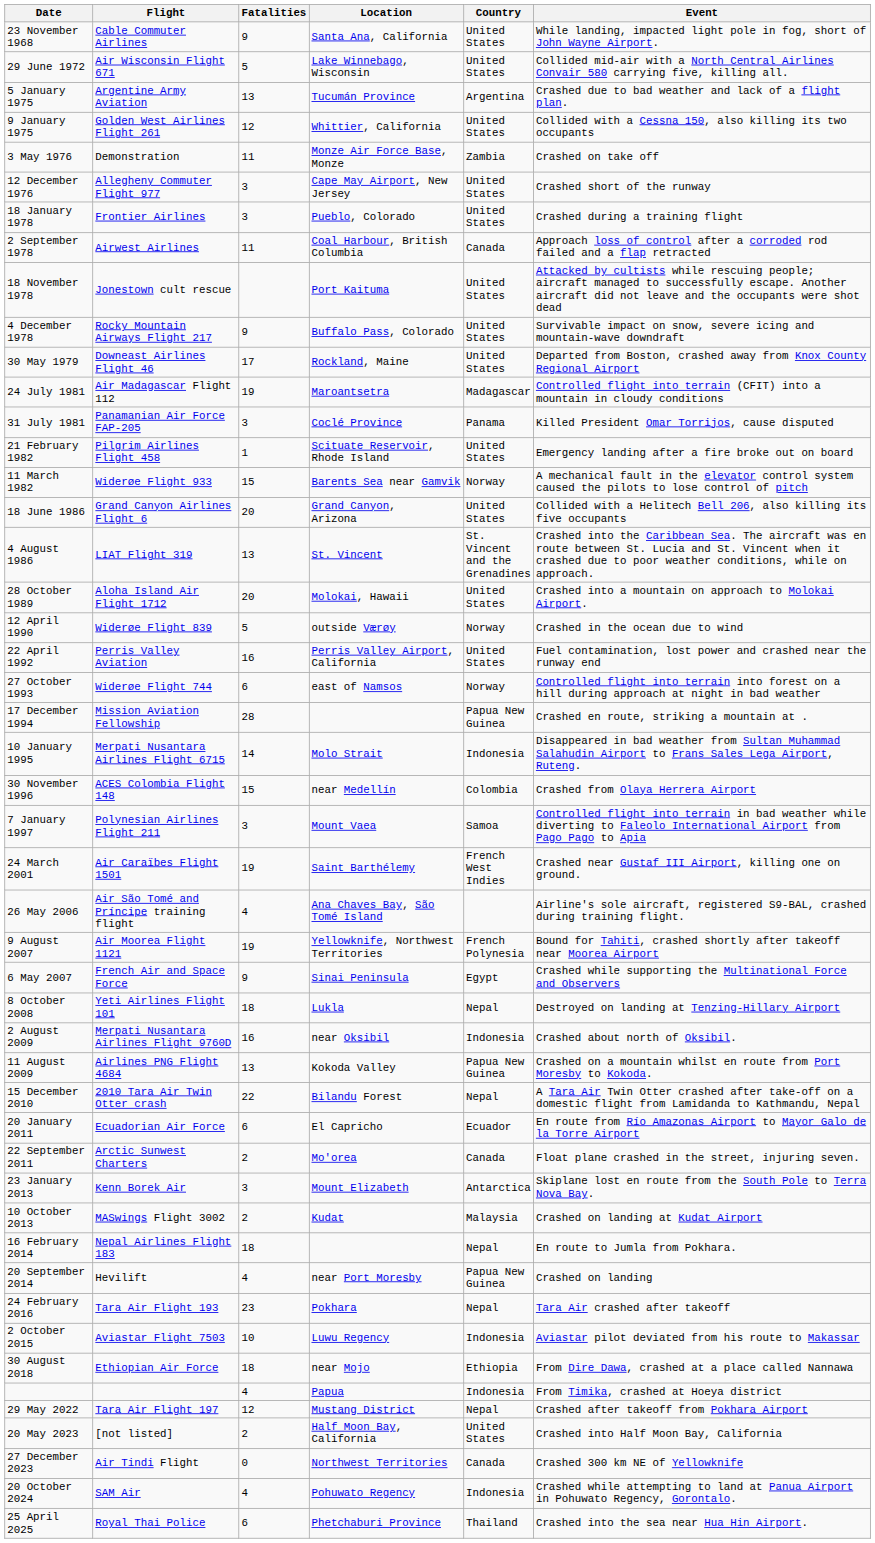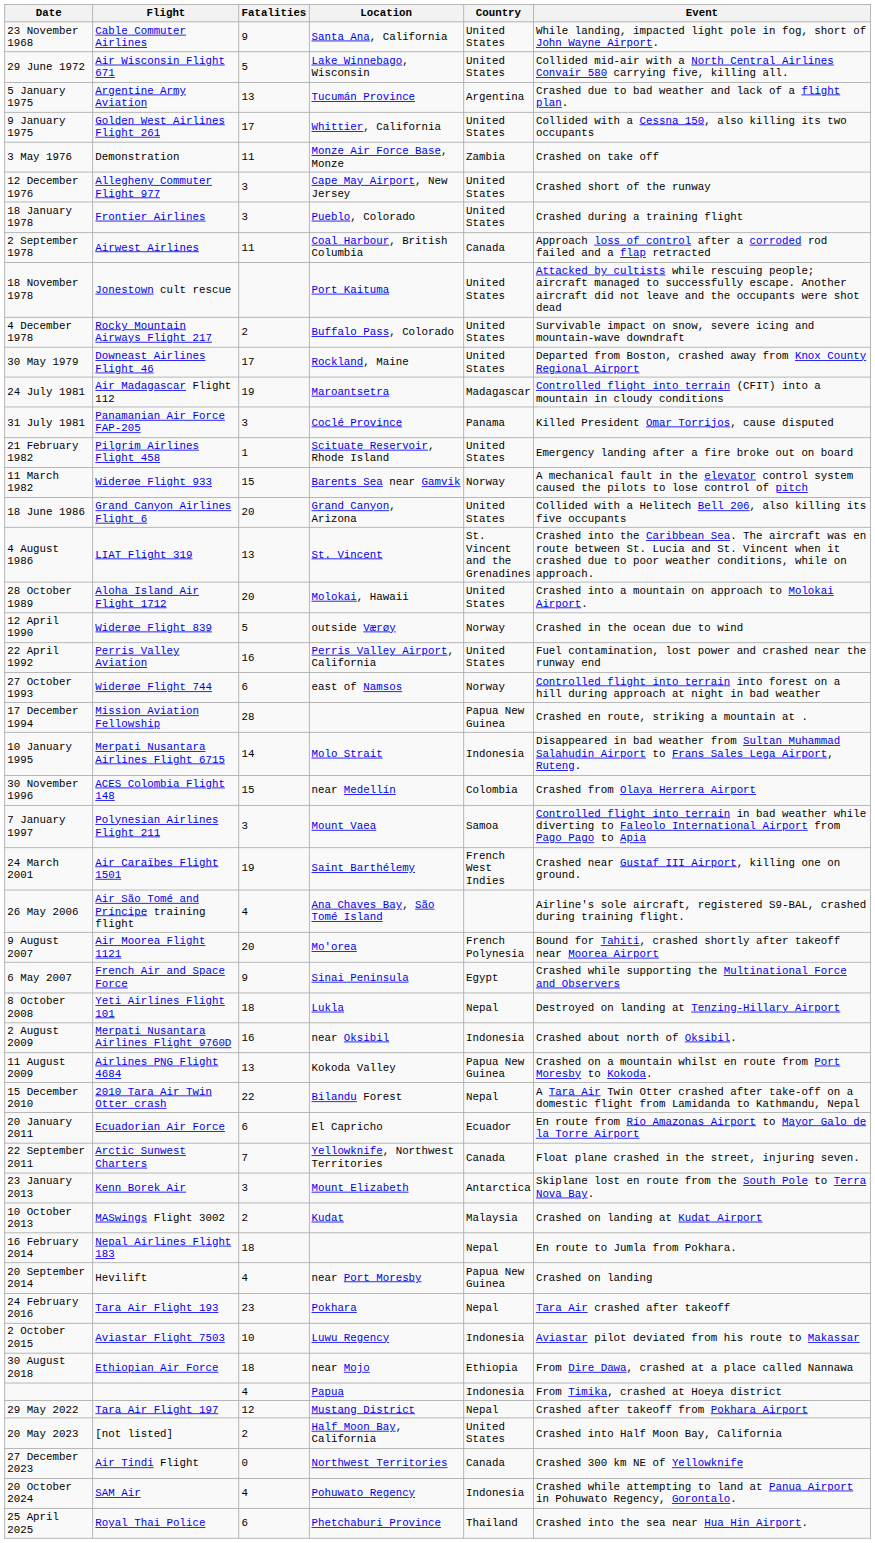(248, 127) 12 -> (248, 127) 17
(245, 332) 9 -> (245, 332) 2
(248, 948) 19 -> (248, 948) 20
(383, 948) Yellowknife, Northwest Territories -> (334, 948) Mo'orea
(245, 1158) 2 -> (245, 1158) 7
(334, 1158) Mo'orea -> (383, 1158) Yellowknife, Northwest Territories
